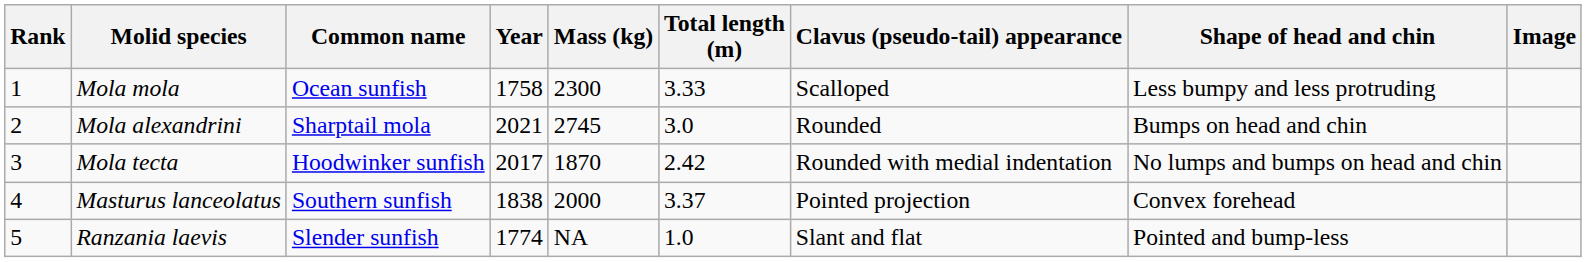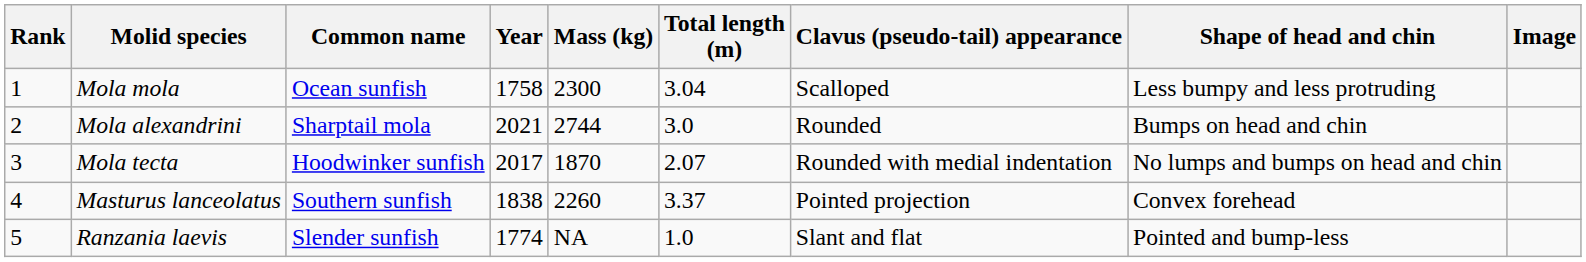(685, 87) 3.33 -> (685, 87) 3.04
(577, 125) 2745 -> (577, 125) 2744
(685, 162) 2.42 -> (685, 162) 2.07
(577, 200) 2000 -> (577, 200) 2260
